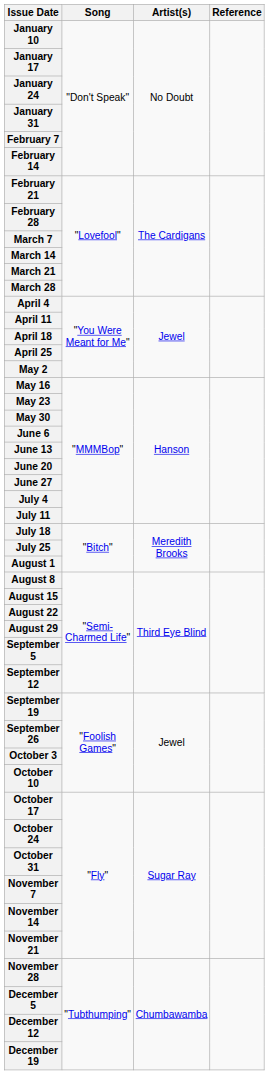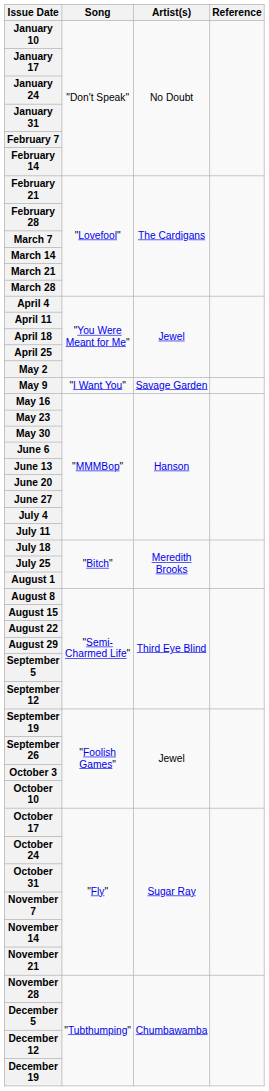+ row: (33, 385)
